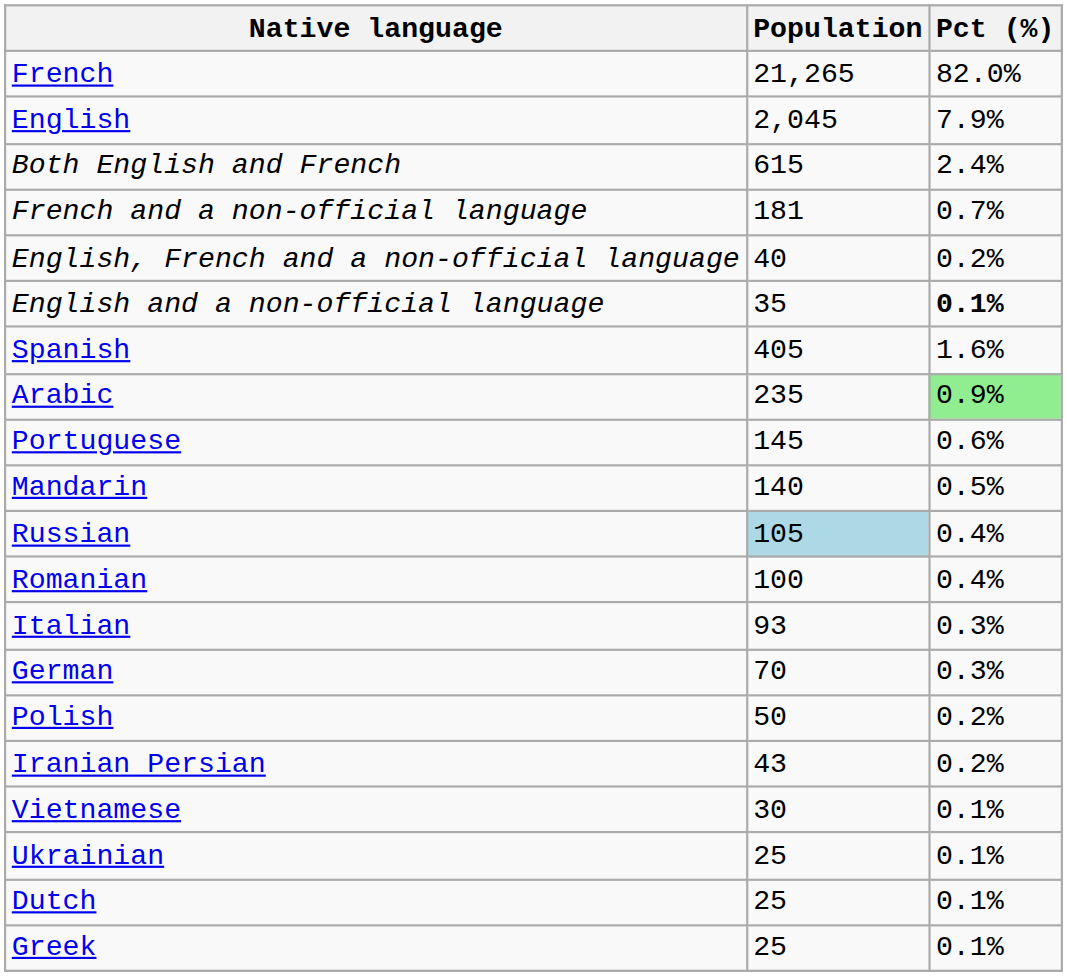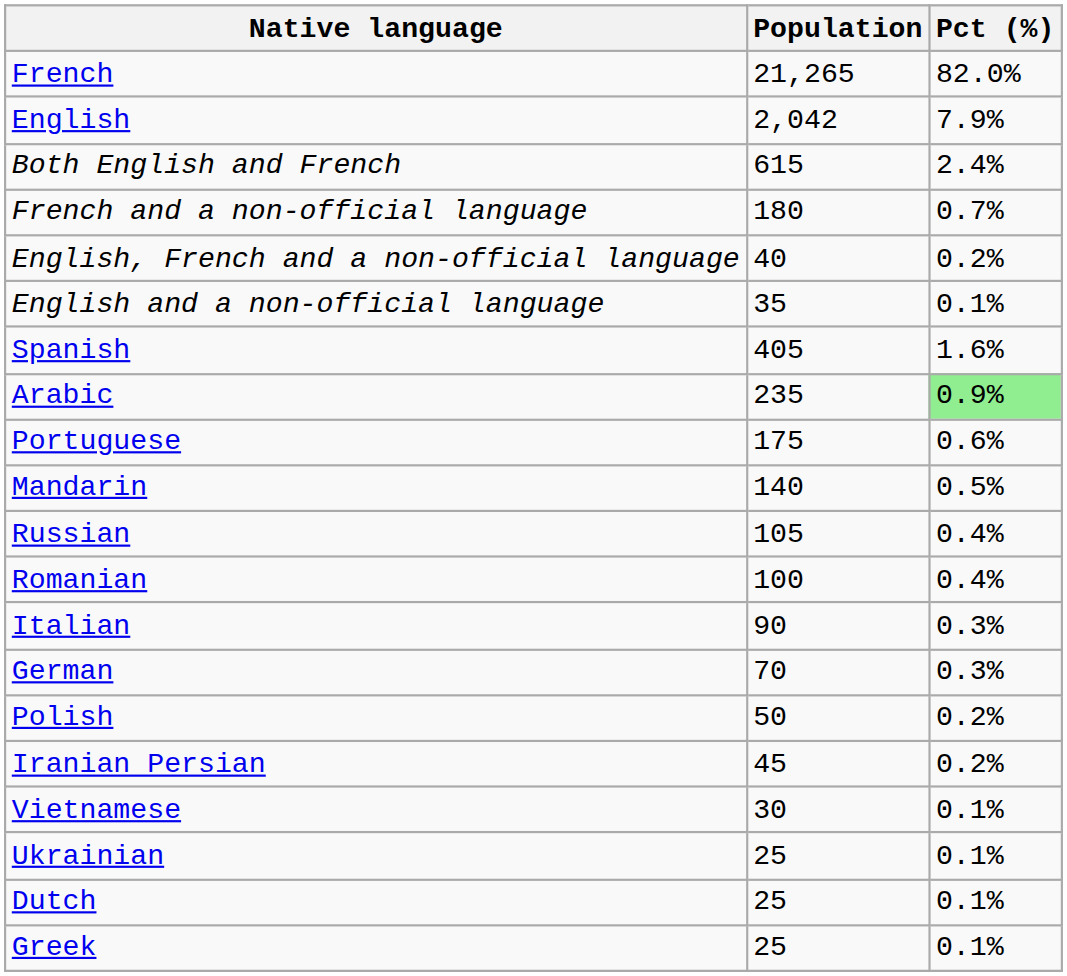(796, 120) 2,045 -> (796, 120) 2,042
(779, 212) 181 -> (779, 212) 180
(970, 304) bold -> (970, 304) normal
(779, 442) 145 -> (779, 442) 175
(779, 534) lightblue background -> (779, 534) no background
(770, 626) 93 -> (770, 626) 90
(770, 764) 43 -> (770, 764) 45
